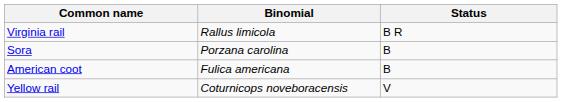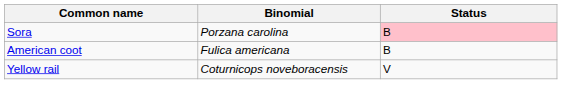- row: (36, 32)
(387, 50) no background -> (387, 32) pink background
